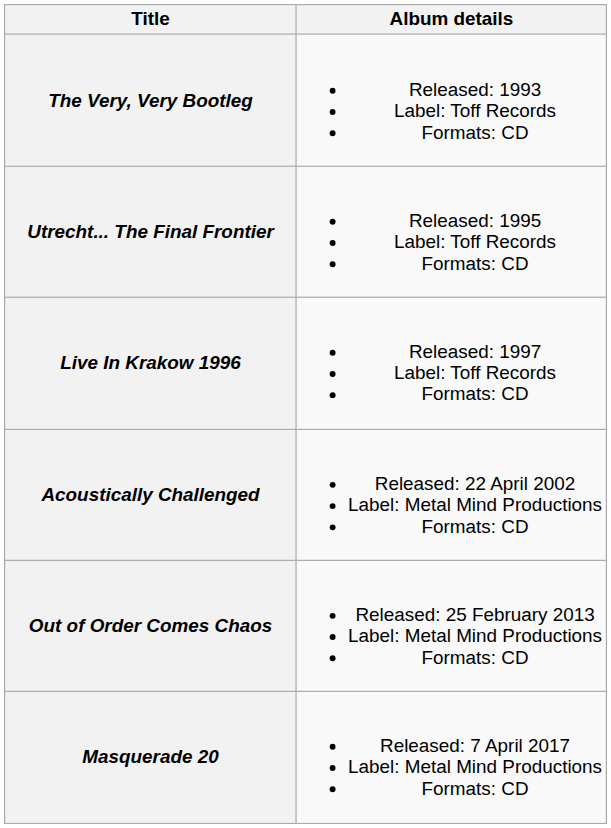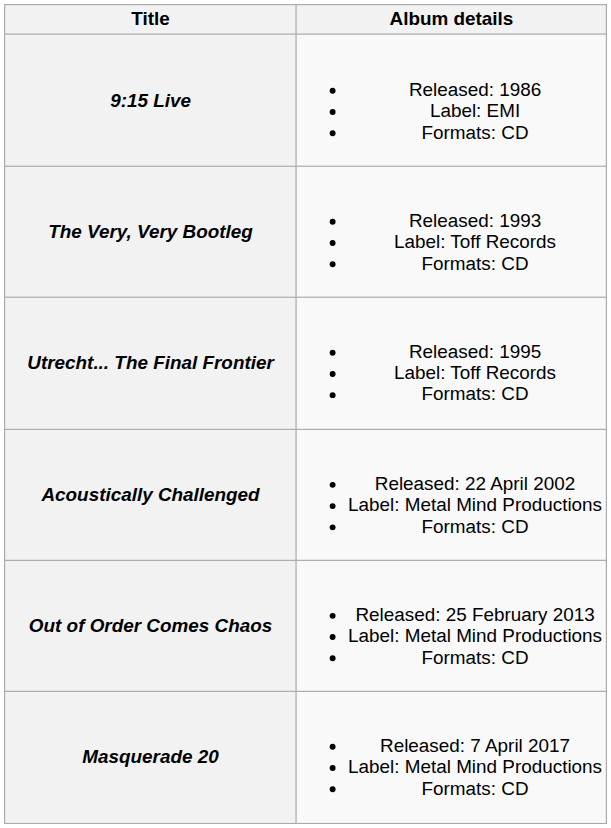+ row: (151, 100)
- row: (151, 362)
